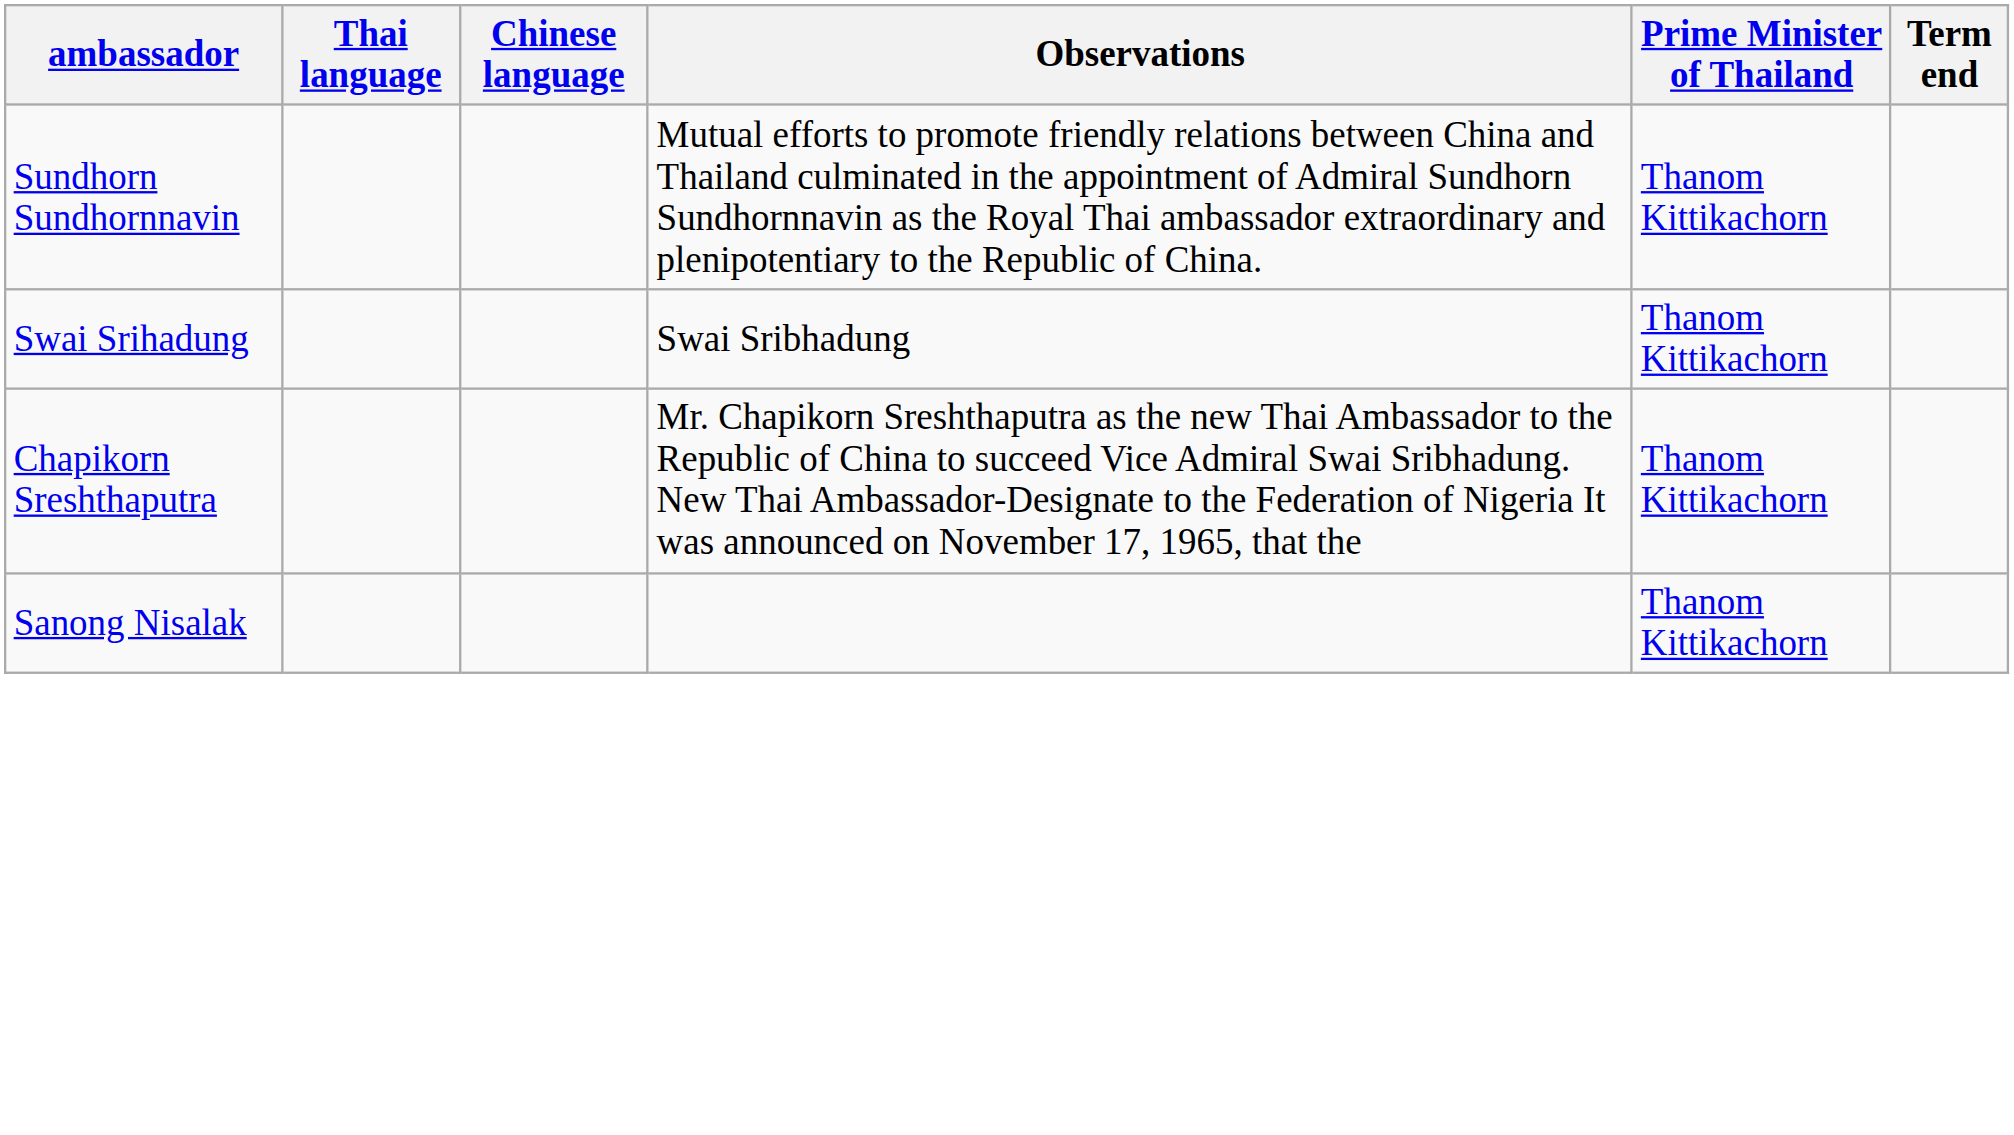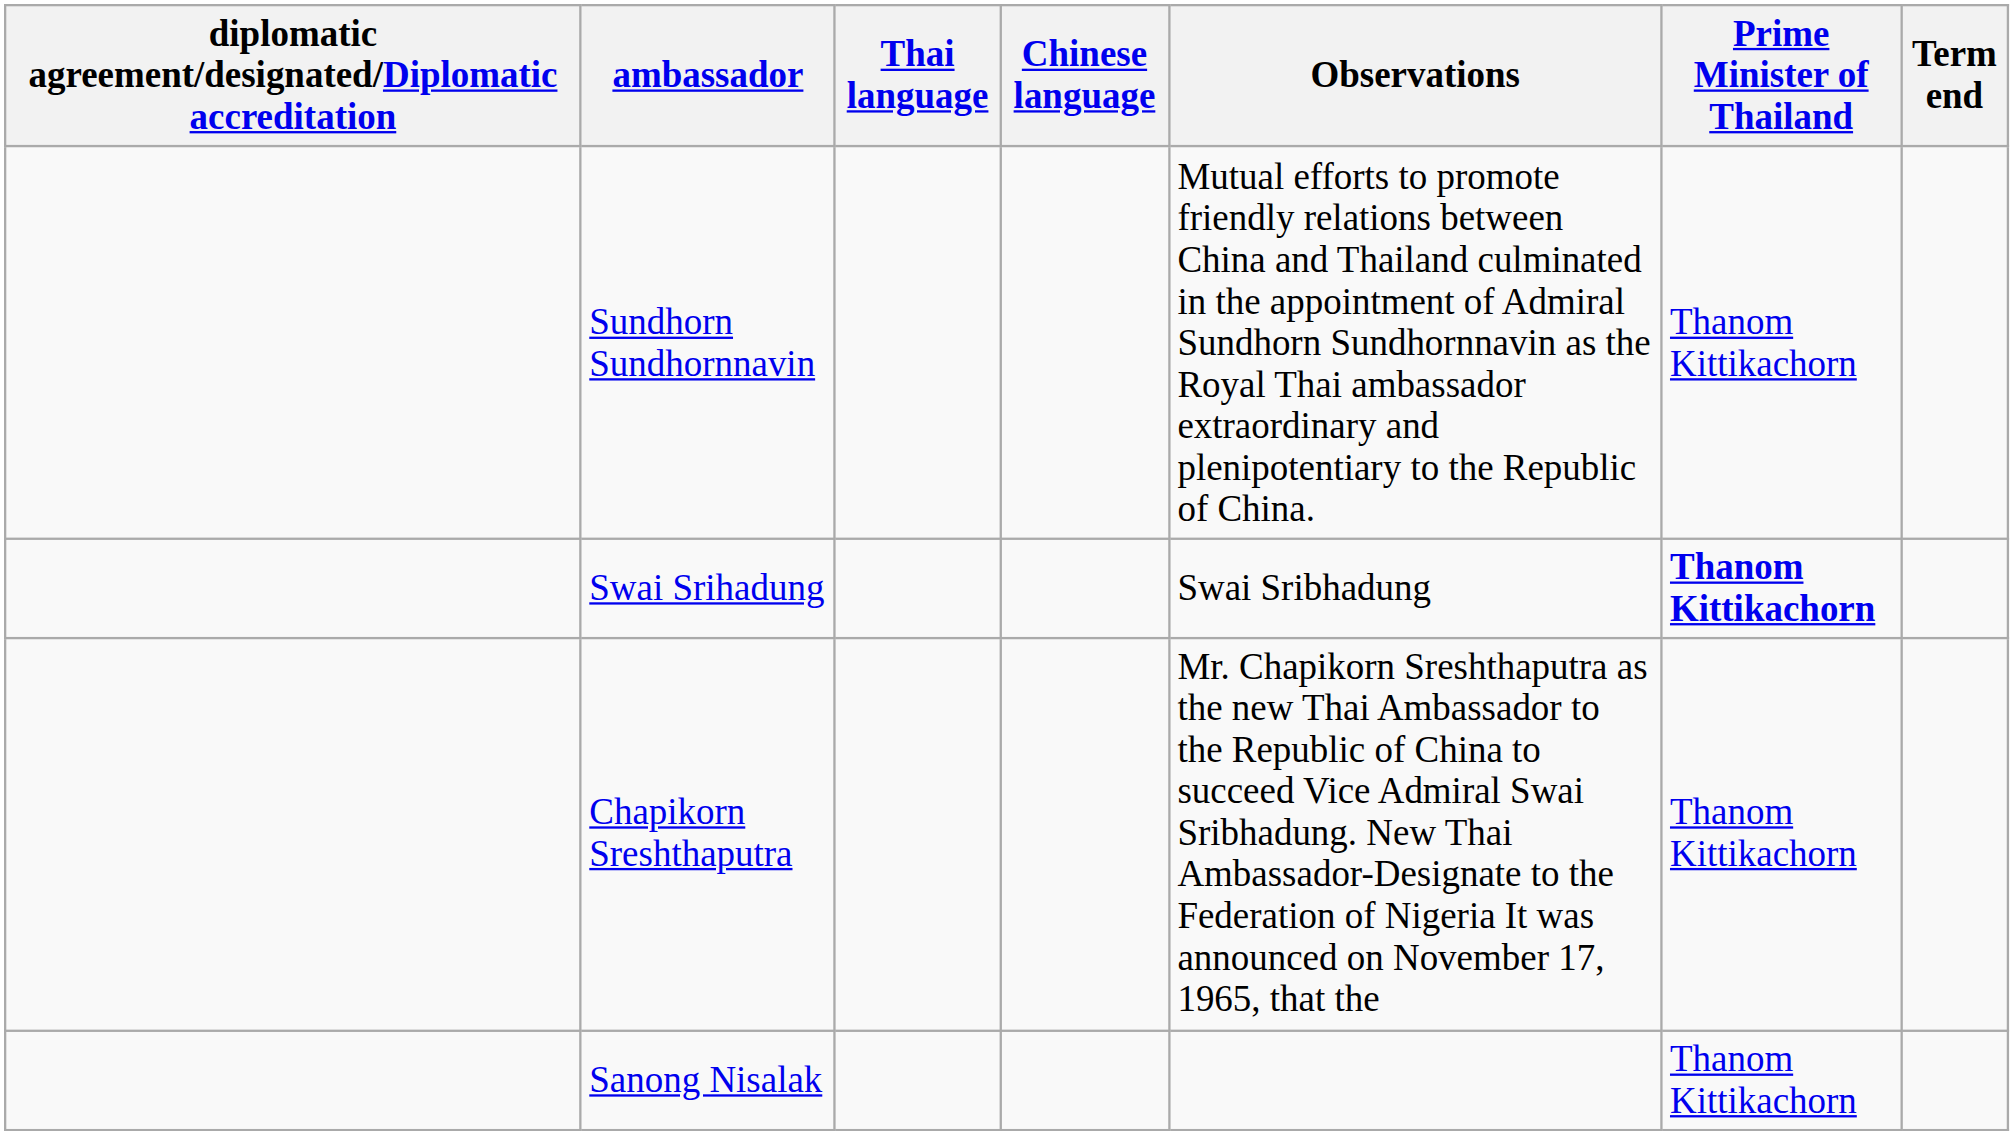+ column: (293, 75)
(1734, 338) normal -> (1773, 587) bold
